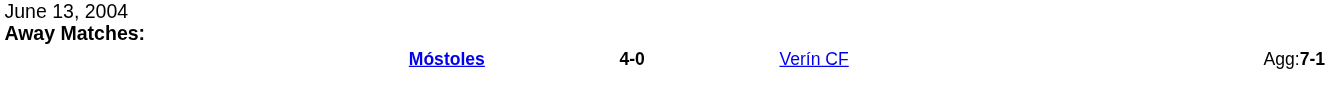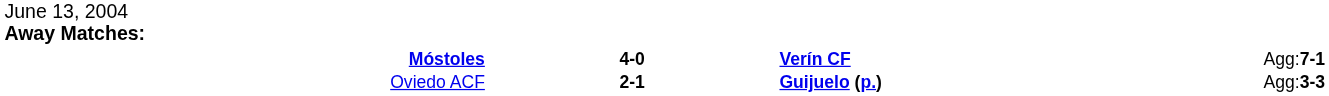(814, 58) normal -> (815, 58) bold
+ row: (438, 82)
